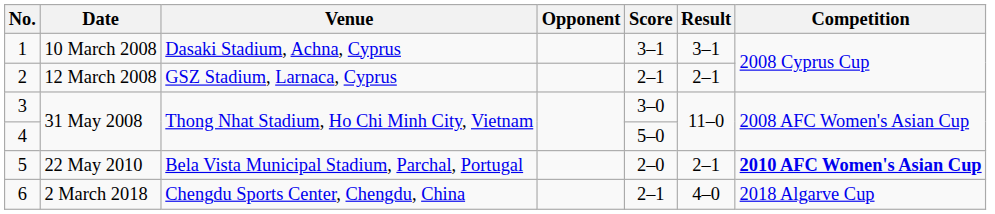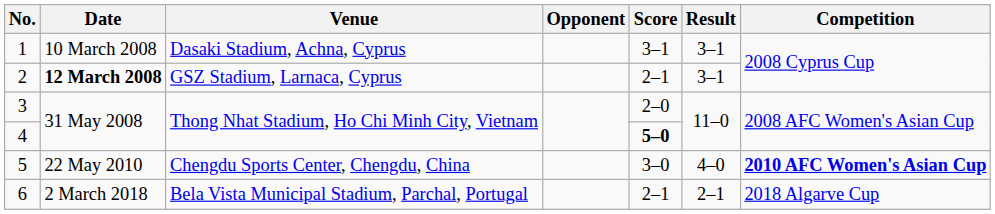(101, 77) normal -> (103, 77) bold
(706, 77) 2–1 -> (711, 77) 3–1
(651, 106) 3–0 -> (656, 106) 2–0
(651, 135) normal -> (656, 135) bold
(344, 164) Bela Vista Municipal Stadium, Parchal, Portugal -> (320, 164) Chengdu Sports Center, Chengdu, China
(651, 164) 2–0 -> (656, 164) 3–0
(706, 164) 2–1 -> (711, 164) 4–0
(315, 194) Chengdu Sports Center, Chengdu, China -> (349, 194) Bela Vista Municipal Stadium, Parchal, Portugal
(706, 194) 4–0 -> (711, 194) 2–1
